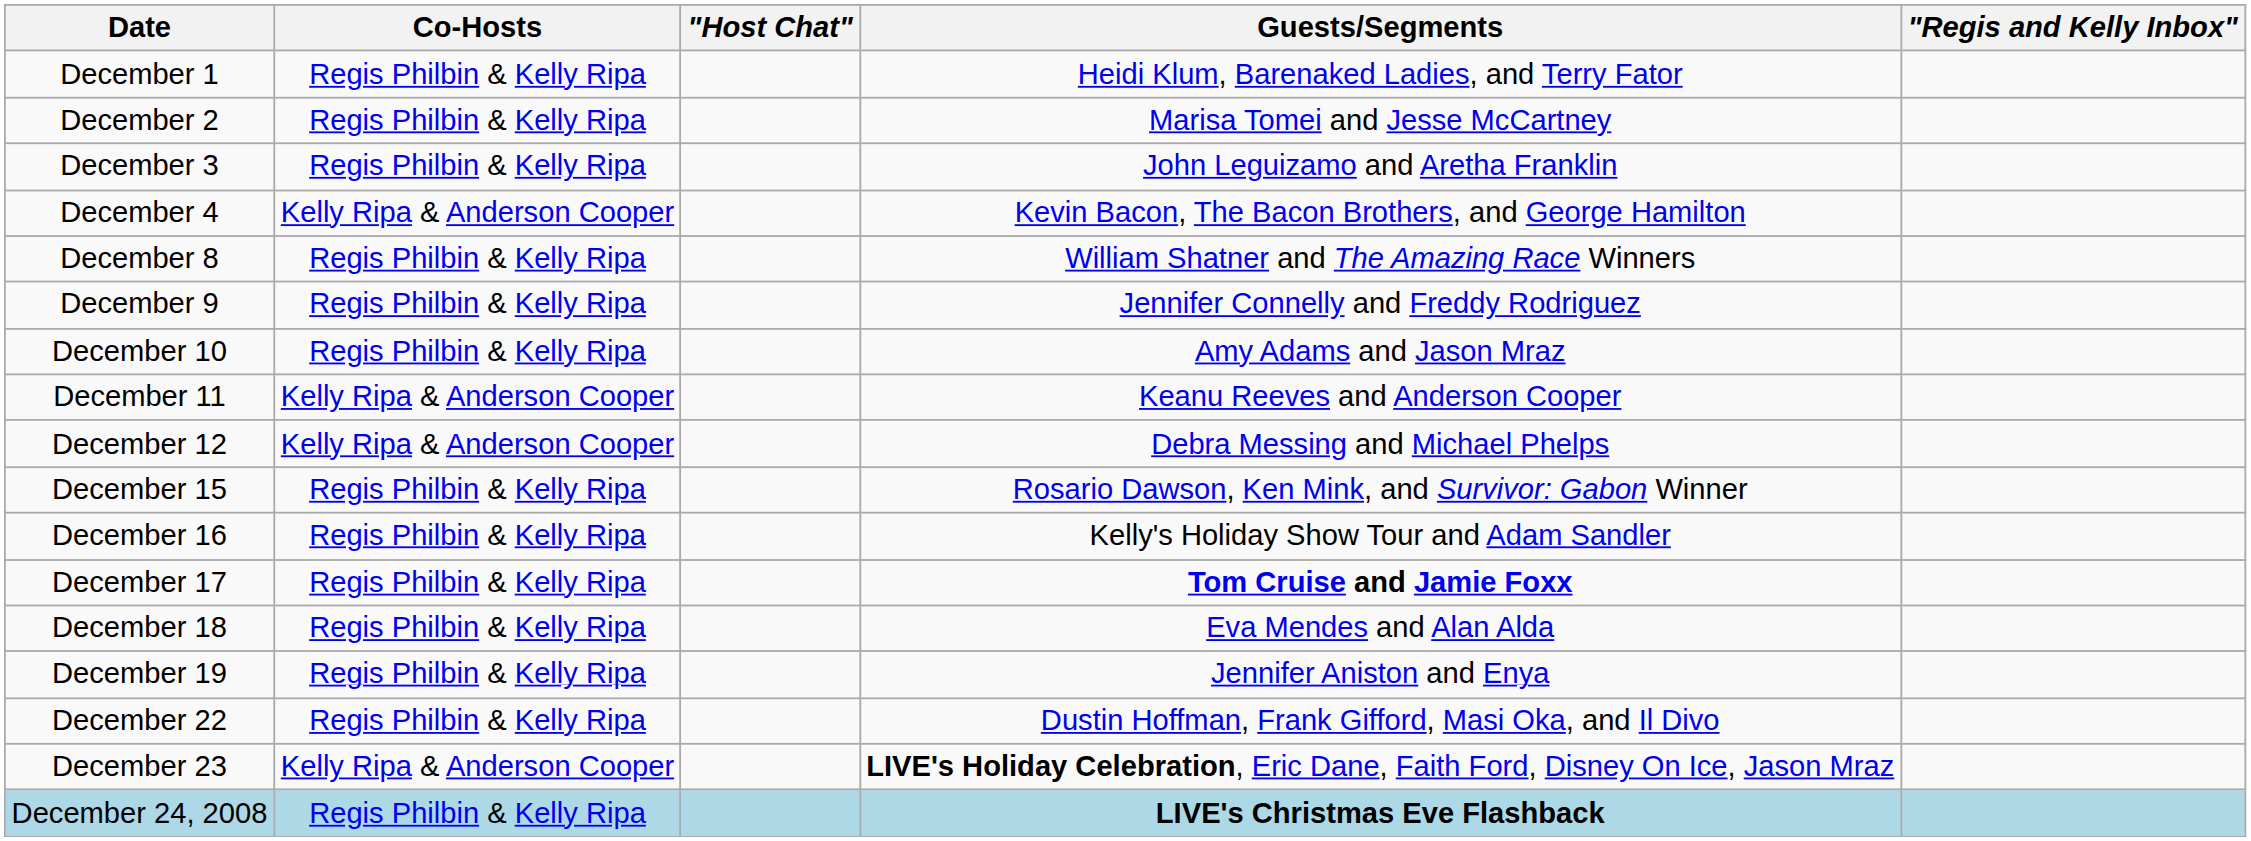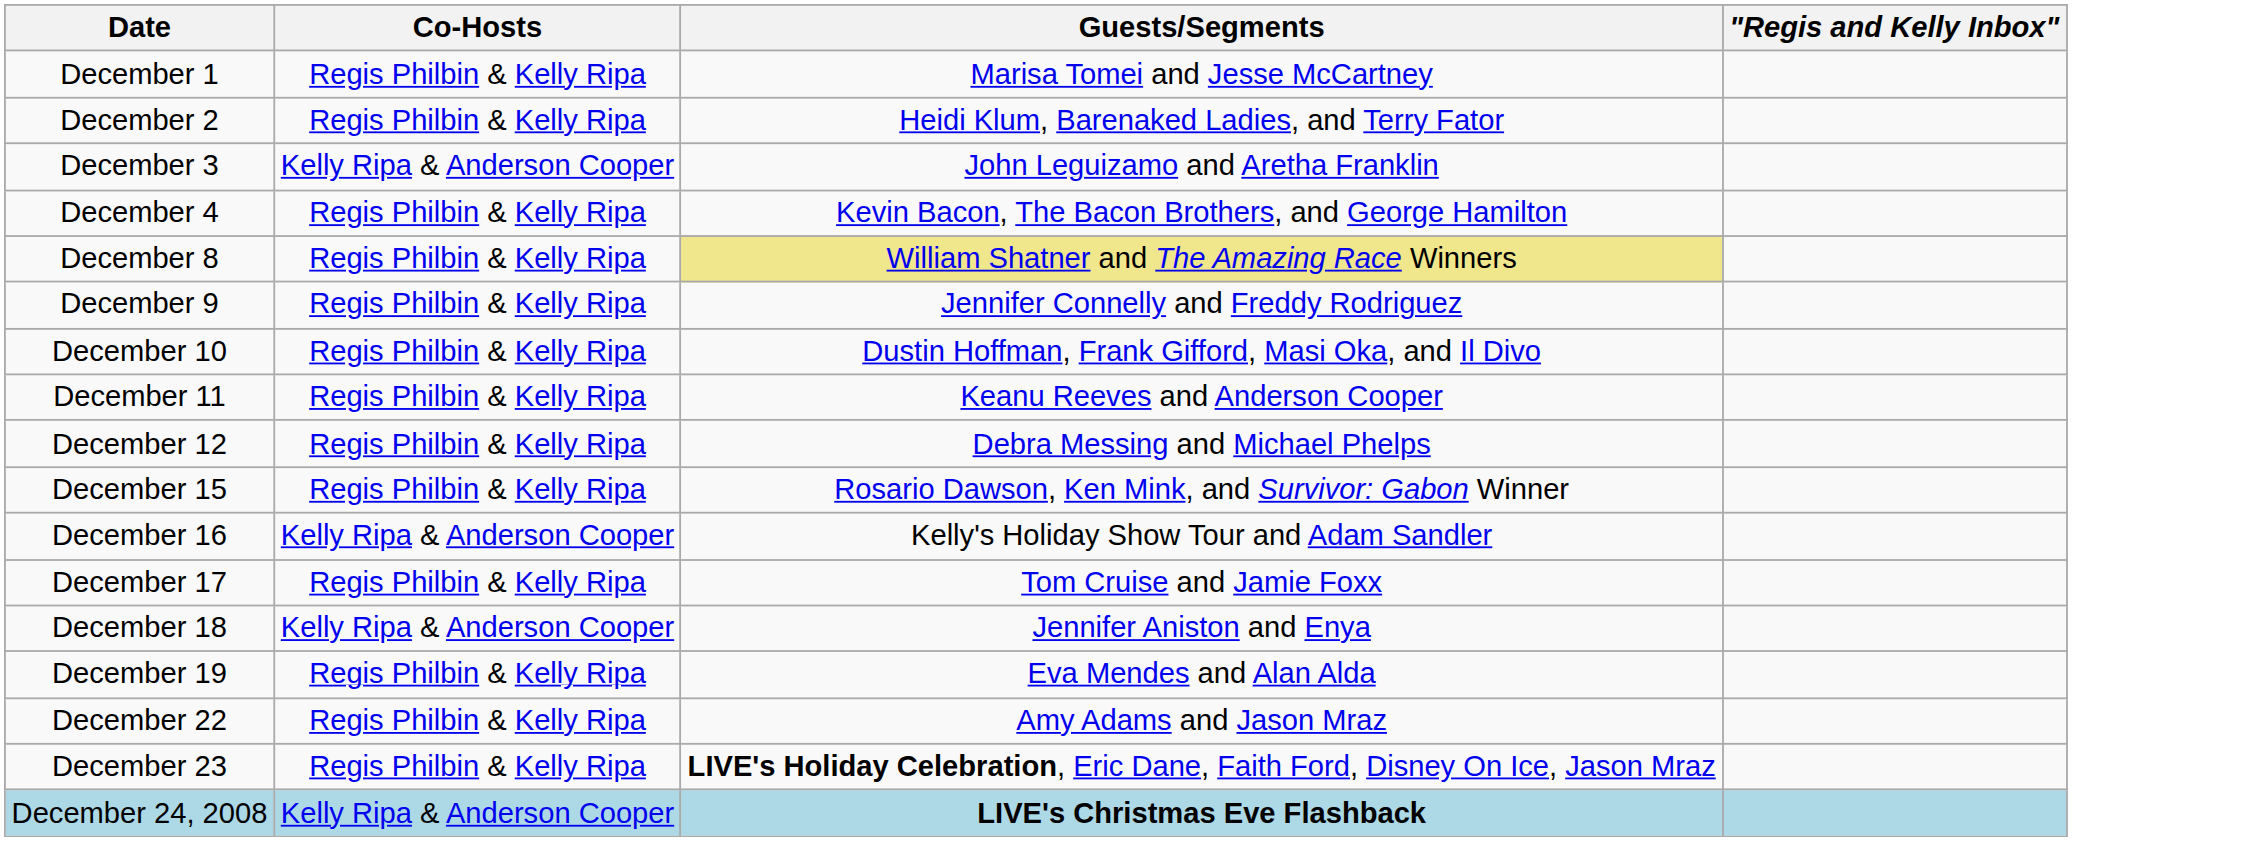- column: (770, 27)
(1380, 73) Heidi Klum, Barenaked Ladies, and Terry Fator -> (1202, 73) Marisa Tomei and Jesse McCartney
(1380, 119) Marisa Tomei and Jesse McCartney -> (1202, 119) Heidi Klum, Barenaked Ladies, and Terry Fator
(477, 166) Regis Philbin & Kelly Ripa -> (477, 166) Kelly Ripa & Anderson Cooper
(477, 212) Kelly Ripa & Anderson Cooper -> (477, 212) Regis Philbin & Kelly Ripa
(1380, 258) no background -> (1202, 258) khaki background
(1380, 350) Amy Adams and Jason Mraz -> (1202, 350) Dustin Hoffman, Frank Gifford, Masi Oka, and Il Divo
(477, 397) Kelly Ripa & Anderson Cooper -> (477, 397) Regis Philbin & Kelly Ripa
(477, 443) Kelly Ripa & Anderson Cooper -> (477, 443) Regis Philbin & Kelly Ripa
(477, 535) Regis Philbin & Kelly Ripa -> (477, 535) Kelly Ripa & Anderson Cooper
(1380, 581) bold -> (1202, 581) normal
(477, 627) Regis Philbin & Kelly Ripa -> (477, 627) Kelly Ripa & Anderson Cooper
(1380, 627) Eva Mendes and Alan Alda -> (1202, 627) Jennifer Aniston and Enya
(1380, 674) Jennifer Aniston and Enya -> (1202, 674) Eva Mendes and Alan Alda
(1380, 720) Dustin Hoffman, Frank Gifford, Masi Oka, and Il Divo -> (1202, 720) Amy Adams and Jason Mraz
(477, 766) Kelly Ripa & Anderson Cooper -> (477, 766) Regis Philbin & Kelly Ripa
(477, 812) Regis Philbin & Kelly Ripa -> (477, 812) Kelly Ripa & Anderson Cooper
